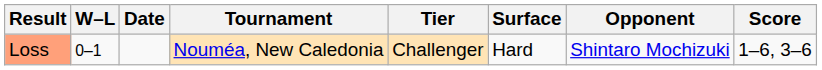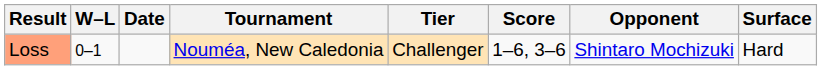columns swapped: (527, 19) <-> (775, 19)
